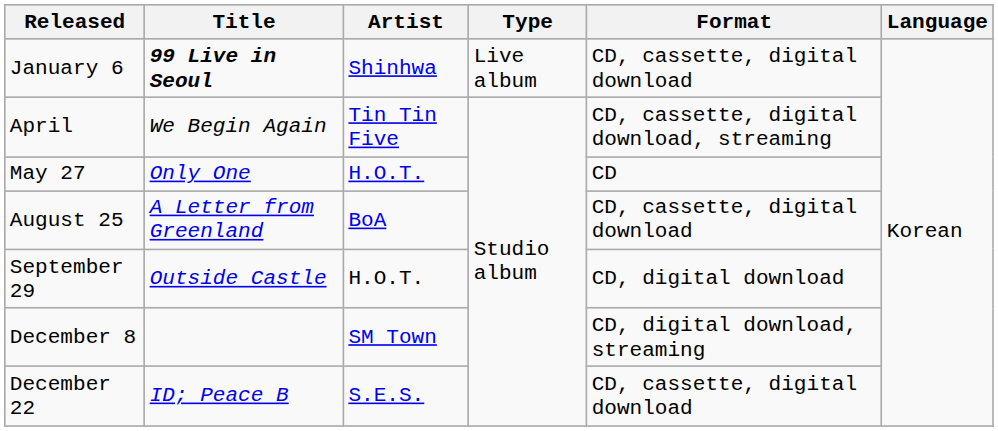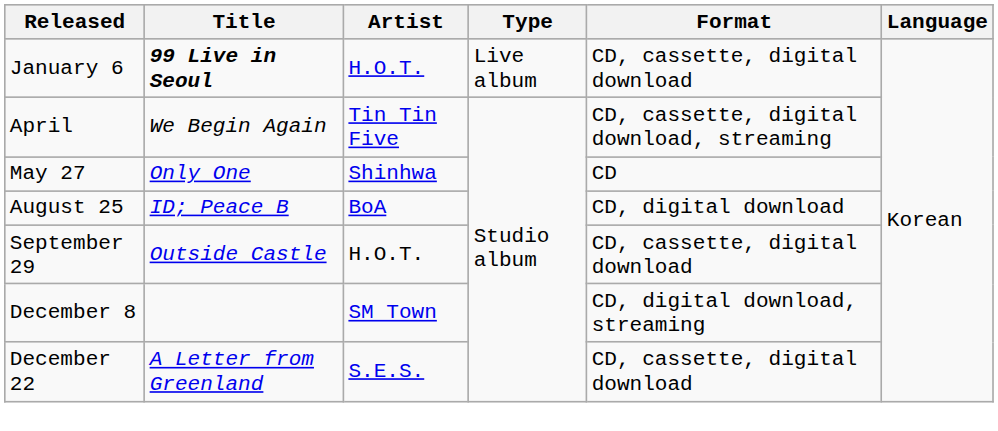(393, 68) Shinhwa -> (386, 68) H.O.T.
(386, 174) H.O.T. -> (393, 174) Shinhwa
(232, 220) A Letter from Greenland -> (219, 208) ID; Peace B
(724, 220) CD, cassette, digital download -> (718, 208) CD, digital download
(718, 279) CD, digital download -> (724, 254) CD, cassette, digital download
(219, 396) ID; Peace B -> (232, 372) A Letter from Greenland
